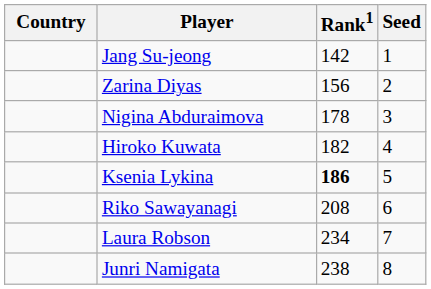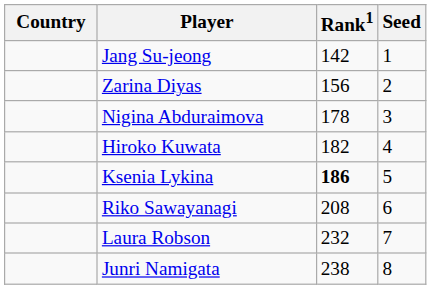(335, 238) 234 -> (335, 238) 232
